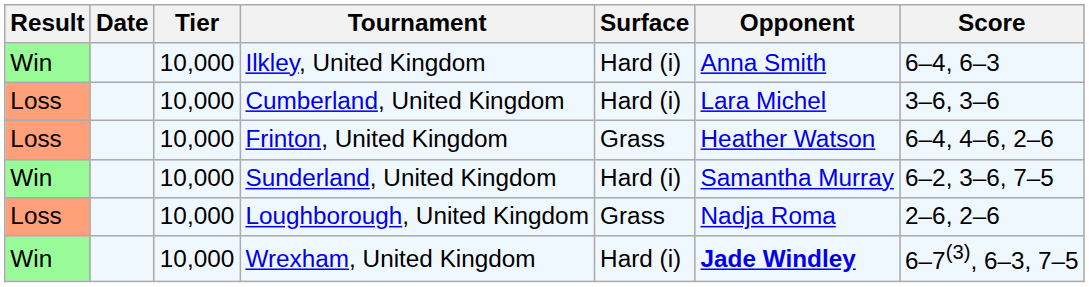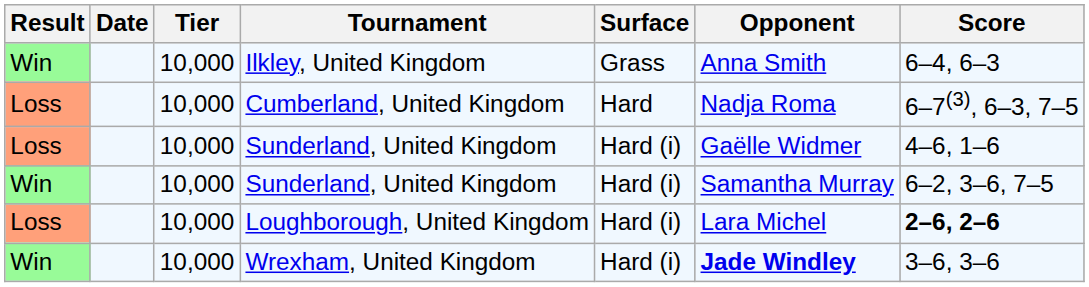(641, 62) Hard (i) -> (633, 62) Grass
(641, 100) Hard (i) -> (626, 104) Hard
(763, 100) Lara Michel -> (768, 104) Nadja Roma
(952, 100) 3–6, 3–6 -> (992, 104) 6–7(3), 6–3, 7–5
+ row: (36, 146)
- row: (36, 139)
(633, 216) Grass -> (641, 223) Hard (i)
(768, 216) Nadja Roma -> (763, 223) Lara Michel
(952, 216) normal -> (952, 223) bold
(992, 258) 6–7(3), 6–3, 7–5 -> (952, 261) 3–6, 3–6
